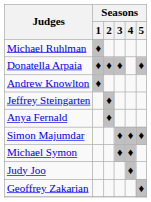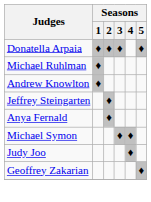rows swapped: (44, 65) <-> (47, 48)
- row: (46, 135)
